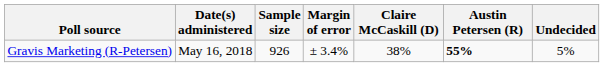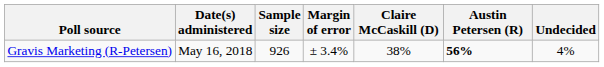(460, 51) 55% -> (460, 51) 56%
(566, 51) 5% -> (566, 51) 4%
